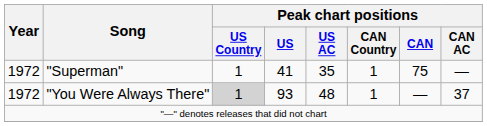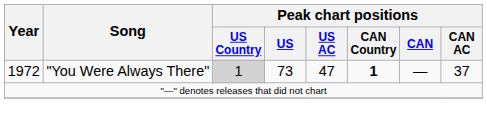- row: (85, 71)
(285, 94) 93 -> (285, 71) 73
(327, 94) 48 -> (327, 71) 47
(373, 94) normal -> (373, 71) bold
